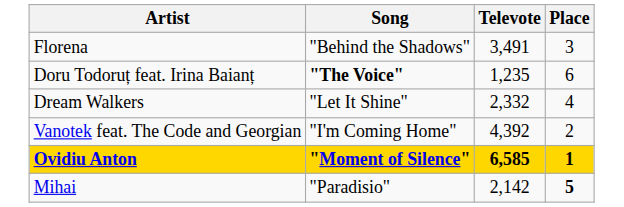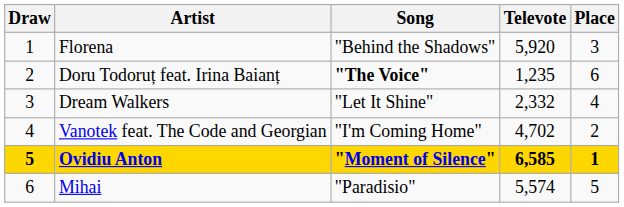+ column: (30, 18)
(510, 46) 3,491 -> (535, 46) 5,920
(510, 131) 4,392 -> (535, 131) 4,702
(510, 187) 2,142 -> (535, 187) 5,574
(569, 187) bold -> (595, 187) normal
